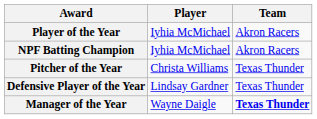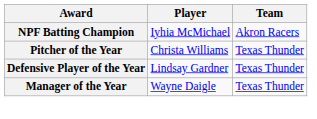- row: (76, 31)
(272, 104) bold -> (270, 86) normal
